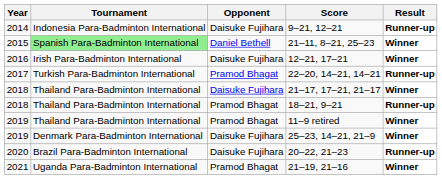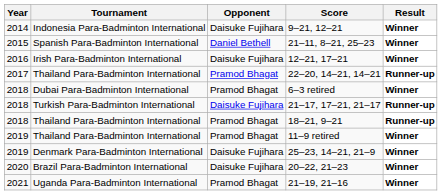(410, 28) Runner-up -> (402, 28) Winner
(116, 43) lightgreen background -> (116, 43) no background
(114, 74) Turkish Para-Badminton International -> (117, 74) Thailand Para-Badminton International
+ row: (311, 90)
(117, 90) Thailand Para-Badminton International -> (114, 105) Turkish Para-Badminton International
(402, 90) Winner -> (410, 105) Runner-up
(410, 152) Runner-up -> (402, 167) Winner
